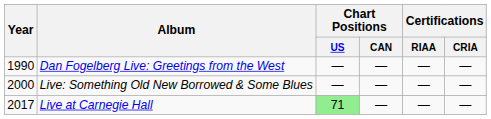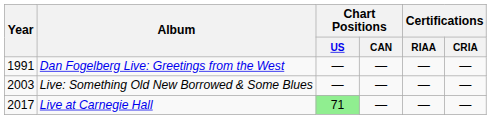(21, 66) 1990 -> (21, 66) 1991
(21, 85) 2000 -> (21, 85) 2003
